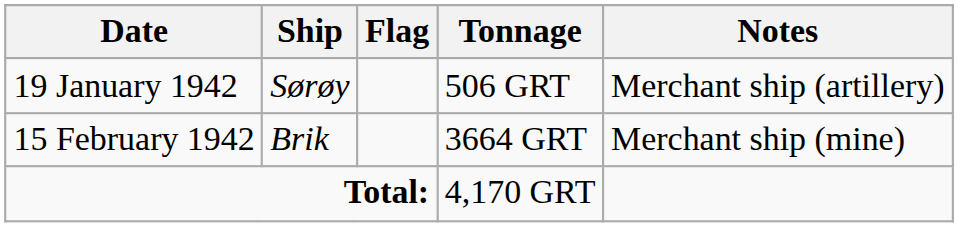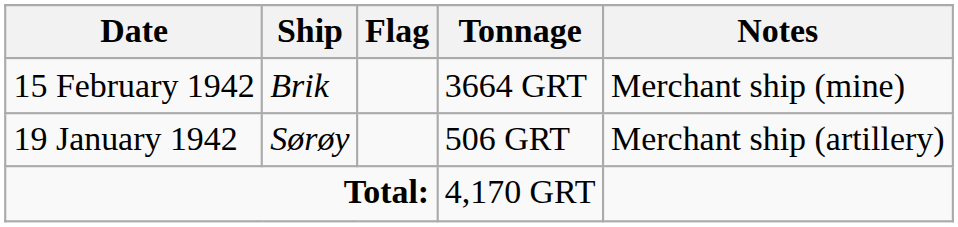rows swapped: (126, 85) <-> (134, 138)
